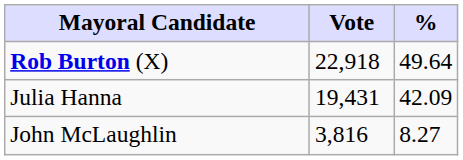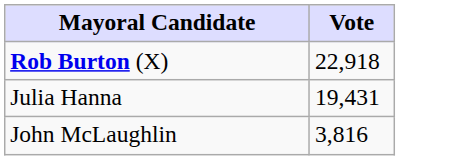- column: (426, 23)
